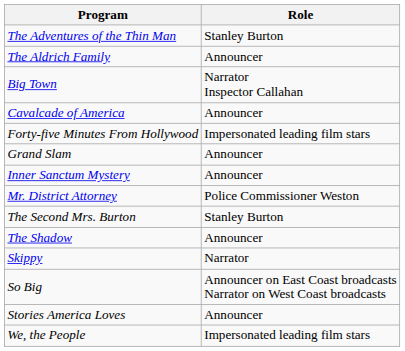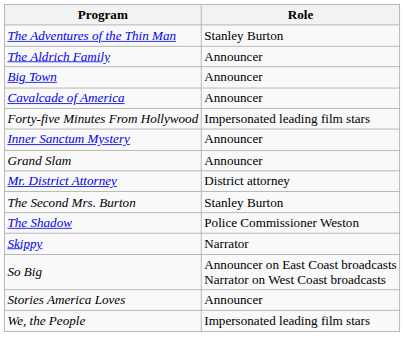(254, 84) Narrator Inspector Callahan -> (233, 77) Announcer
rows swapped: (39, 154) <-> (69, 175)
(282, 196) Police Commissioner Weston -> (247, 181) District attorney
(233, 237) Announcer -> (282, 222) Police Commissioner Weston
